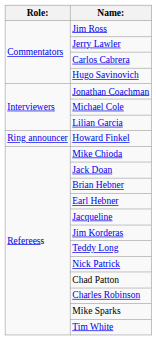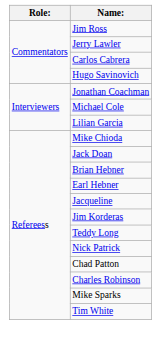- row: (101, 138)
